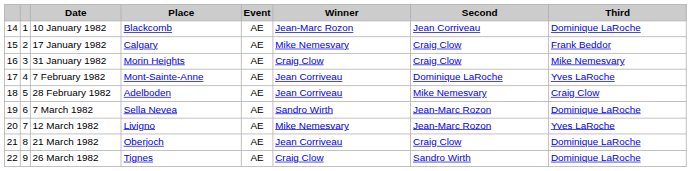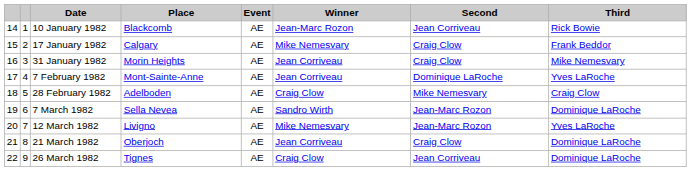(596, 28) Dominique LaRoche -> (575, 28) Rick Bowie
(299, 60) Craig Clow -> (309, 60) Jean Corriveau
(309, 93) Jean Corriveau -> (299, 93) Craig Clow
(442, 158) Sandro Wirth -> (447, 158) Jean Corriveau
